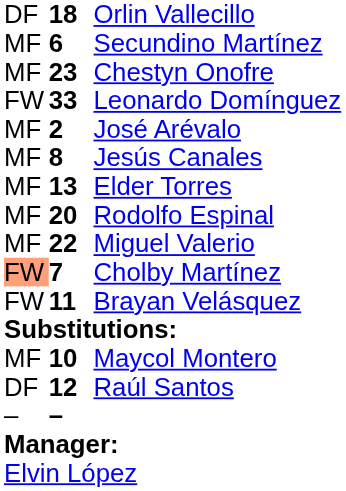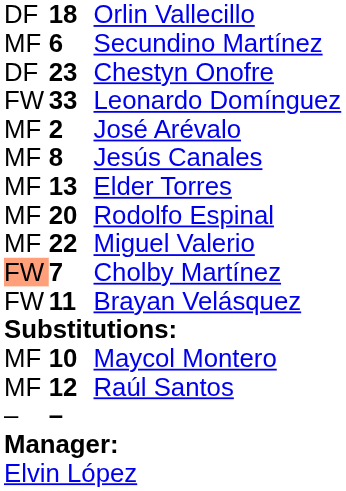(23, 72) MF -> (21, 72) DF
(21, 387) DF -> (23, 387) MF
